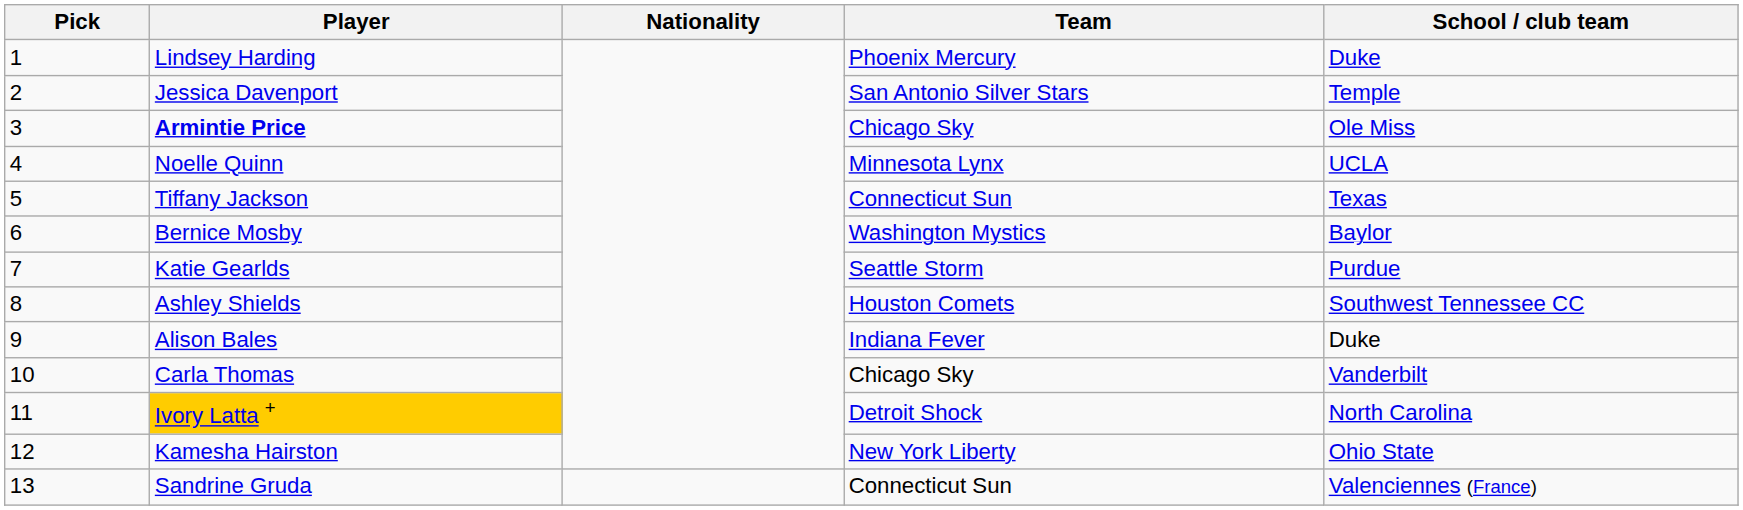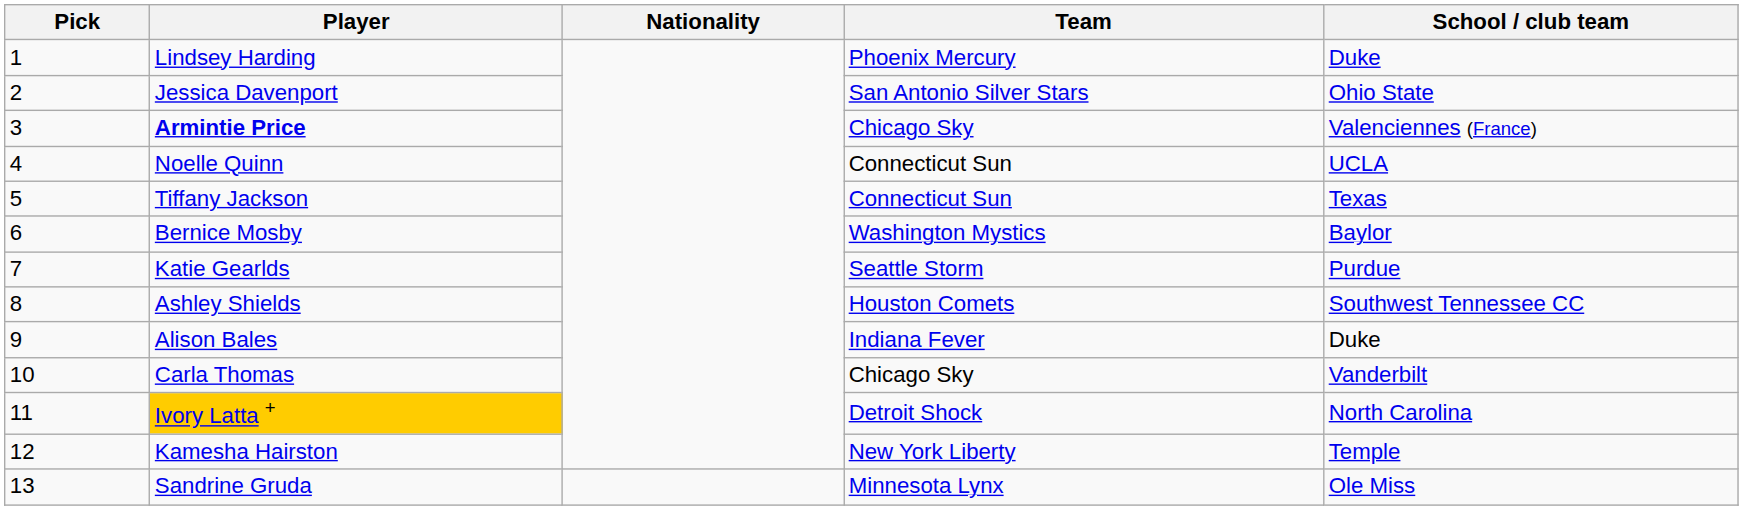(1365, 92) Temple -> (1381, 92) Ohio State
(1372, 127) Ole Miss -> (1433, 127) Valenciennes (France)
(926, 163) Minnesota Lynx -> (930, 163) Connecticut Sun
(1381, 451) Ohio State -> (1365, 451) Temple
(930, 486) Connecticut Sun -> (926, 486) Minnesota Lynx
(1433, 486) Valenciennes (France) -> (1372, 486) Ole Miss
